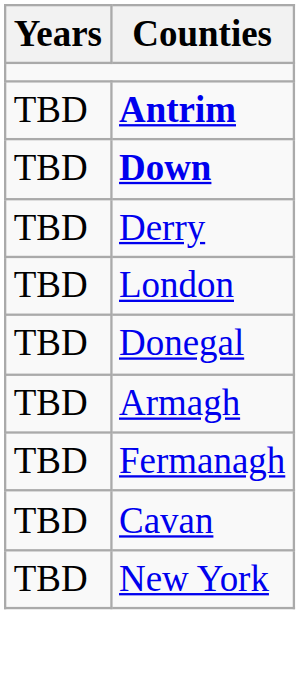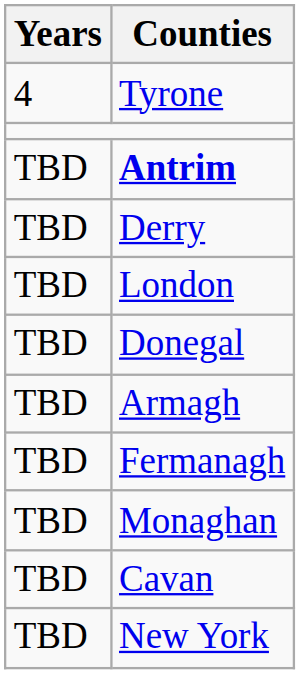+ row: (171, 92)
- row: (165, 168)
+ row: (198, 519)
